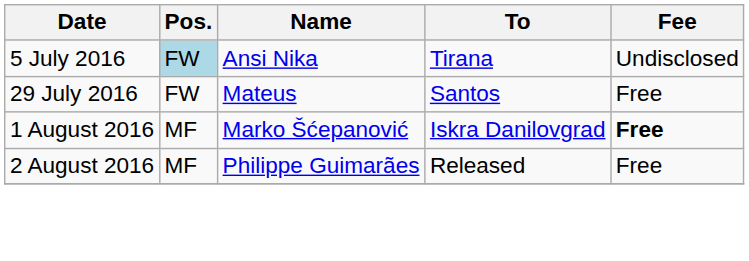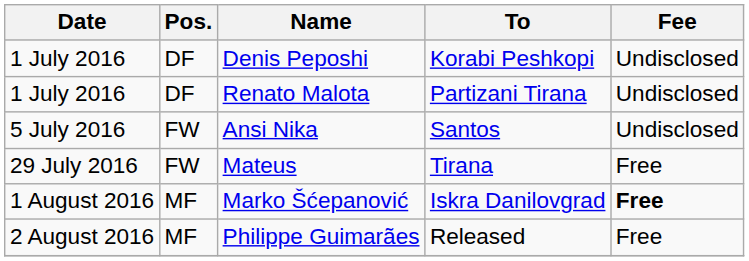+ row: (295, 58)
+ row: (296, 93)
(182, 58) lightblue background -> (182, 129) no background
(461, 58) Tirana -> (465, 129) Santos
(465, 93) Santos -> (461, 165) Tirana
